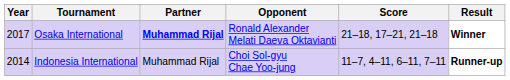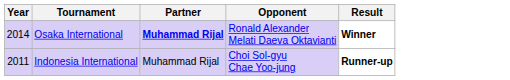- column: (394, 13)
(18, 35) 2017 -> (18, 35) 2014
(18, 62) 2014 -> (18, 62) 2011
